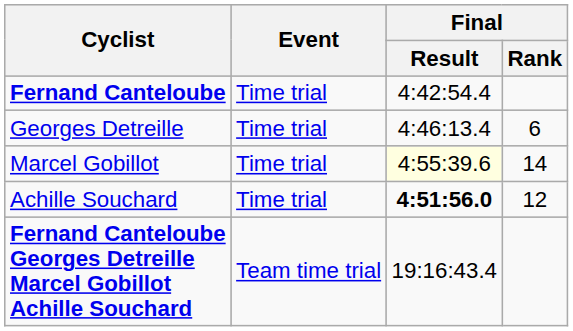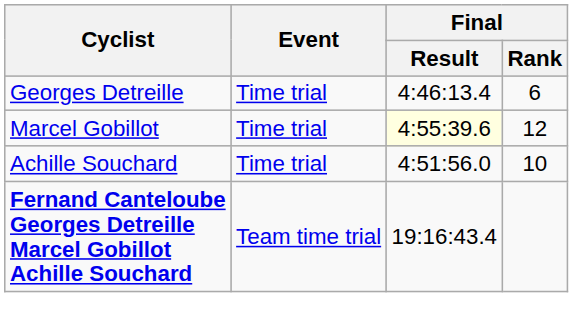- row: (118, 93)
(535, 164) 14 -> (535, 129) 12
(444, 199) bold -> (444, 164) normal
(535, 199) 12 -> (535, 164) 10
